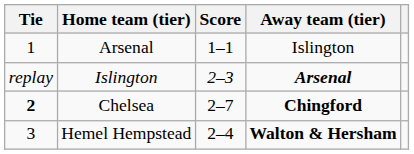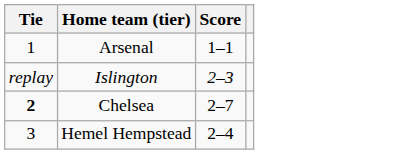- column: (323, 18)
